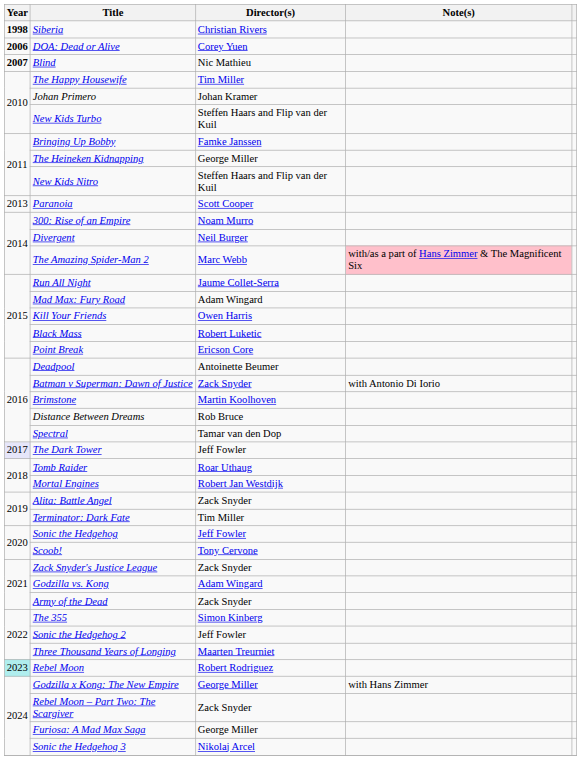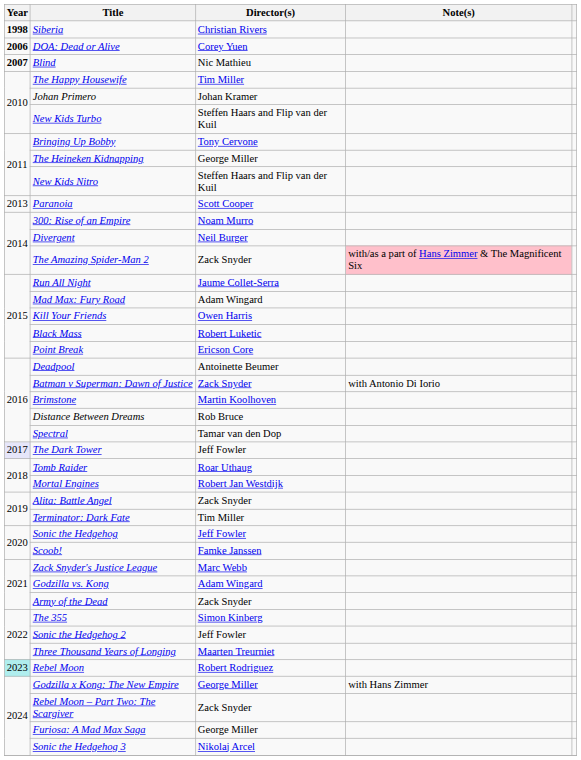(230, 141) Famke Janssen -> (228, 141) Tony Cervone
(222, 260) Marc Webb -> (225, 260) Zack Snyder
(228, 550) Tony Cervone -> (230, 550) Famke Janssen
(225, 567) Zack Snyder -> (222, 567) Marc Webb
